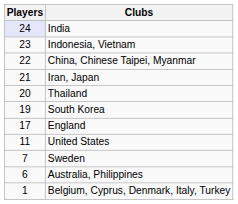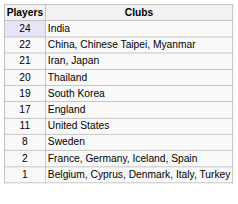- row: (92, 45)
(25, 158) 7 -> (25, 142) 8
- row: (95, 175)
+ row: (123, 158)
